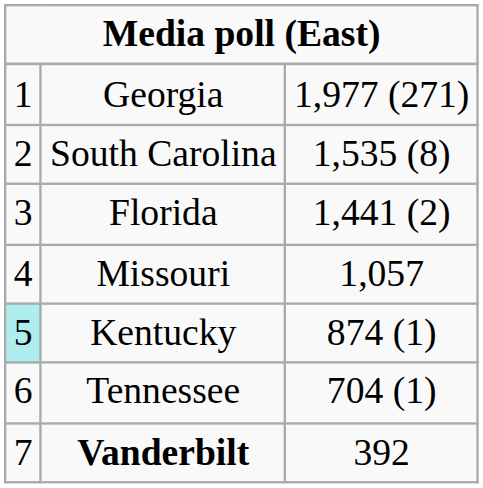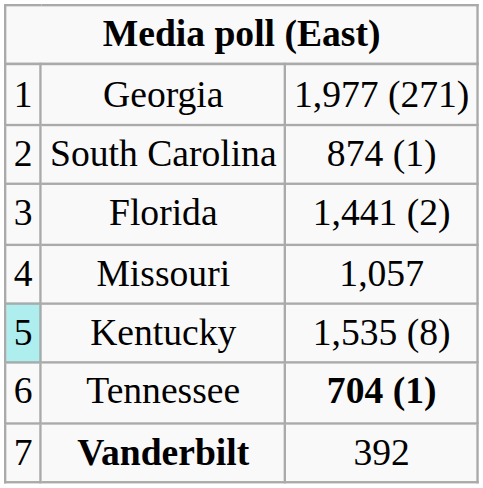(382, 153) 1,535 (8) -> (382, 153) 874 (1)
(382, 332) 874 (1) -> (382, 332) 1,535 (8)
(382, 392) normal -> (382, 392) bold
